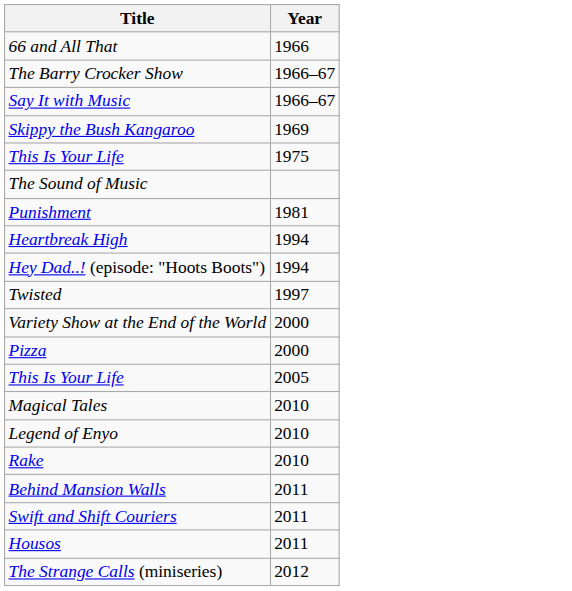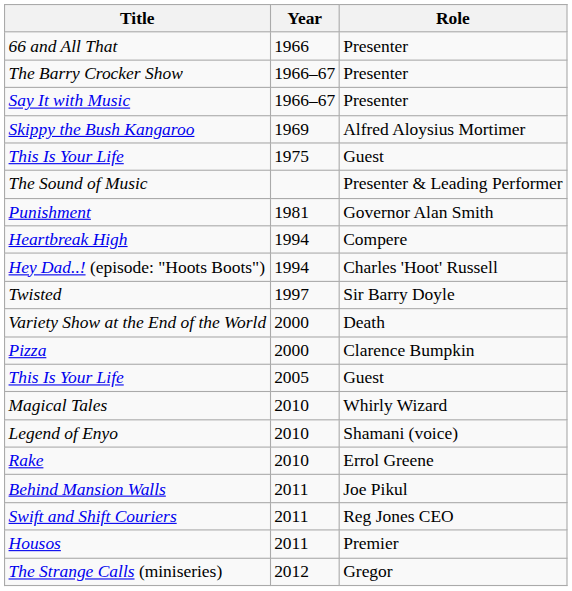+ column: (453, 18)
